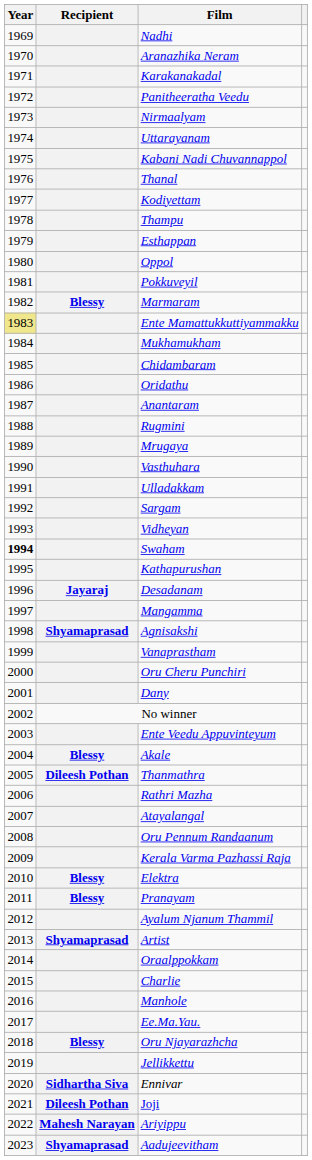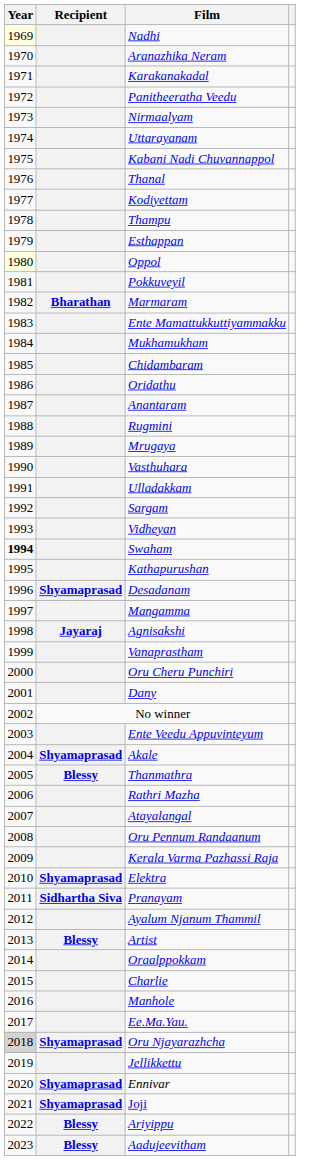(20, 35) no background -> (20, 35) lightyellow background
(20, 261) no background -> (20, 261) lightyellow background
(87, 302) Blessy -> (81, 302) Bharathan
(20, 323) khaki background -> (20, 323) no background
(87, 590) Jayaraj -> (81, 590) Shyamaprasad
(87, 631) Shyamaprasad -> (81, 631) Jayaraj
(87, 754) Blessy -> (81, 754) Shyamaprasad
(87, 775) Dileesh Pothan -> (81, 775) Blessy
(87, 878) Blessy -> (81, 878) Shyamaprasad
(87, 898) Blessy -> (81, 898) Sidhartha Siva
(87, 939) Shyamaprasad -> (81, 939) Blessy
(20, 1042) no background -> (20, 1042) lightgrey background
(87, 1042) Blessy -> (81, 1042) Shyamaprasad
(87, 1083) Sidhartha Siva -> (81, 1083) Shyamaprasad
(87, 1104) Dileesh Pothan -> (81, 1104) Shyamaprasad
(87, 1124) Mahesh Narayan -> (81, 1124) Blessy
(87, 1145) Shyamaprasad -> (81, 1145) Blessy
